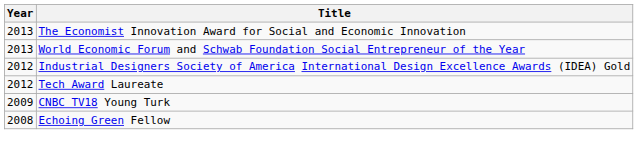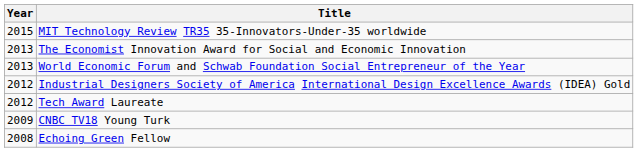+ row: (232, 31)
